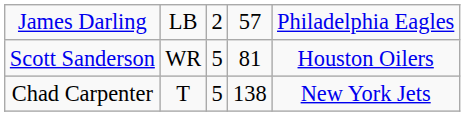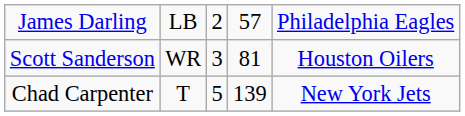(217, 57) 5 -> (217, 57) 3
(250, 93) 138 -> (250, 93) 139
